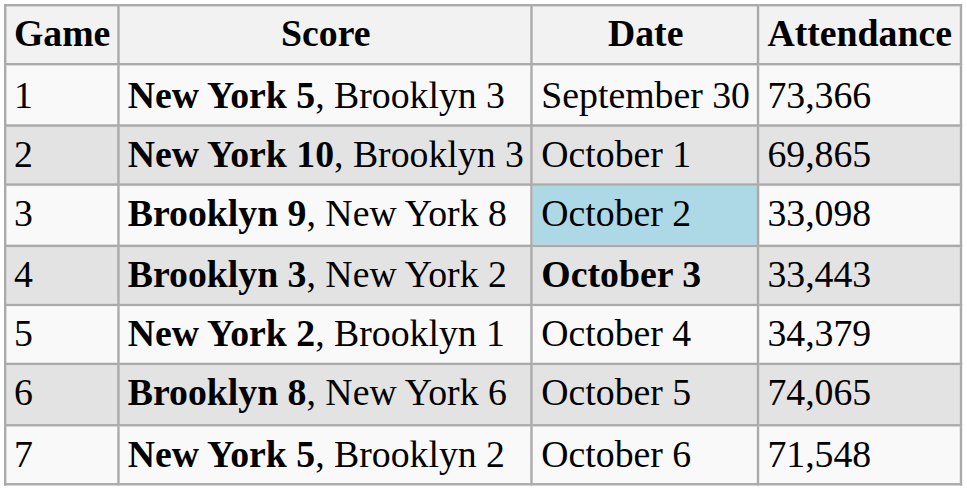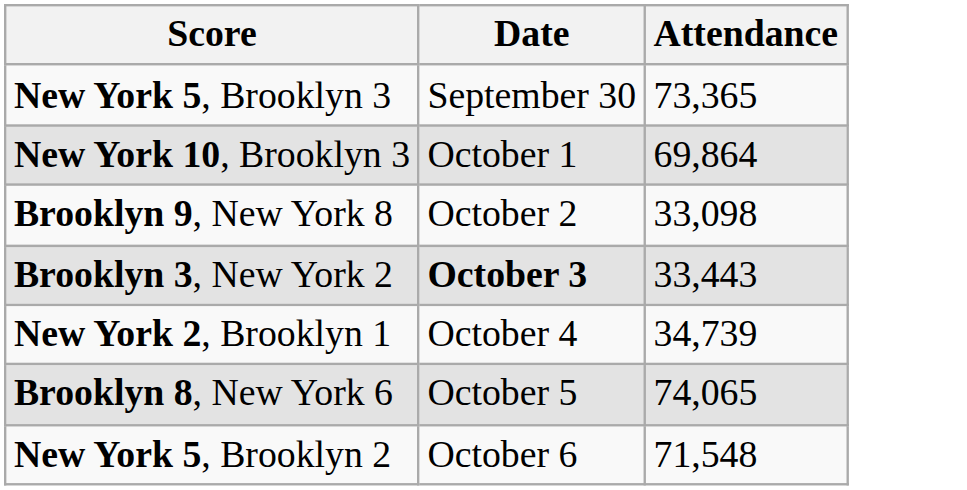- column: (62, 34)
(819, 94) 73,366 -> (705, 94) 73,365
(819, 154) 69,865 -> (705, 154) 69,864
(616, 214) lightblue background -> (502, 214) no background
(819, 333) 34,379 -> (705, 333) 34,739
